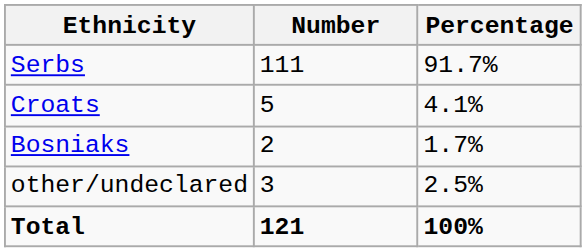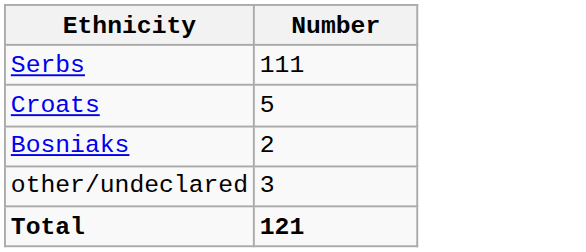- column: (499, 25)
